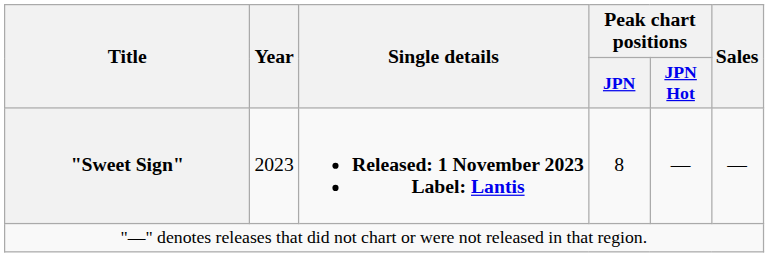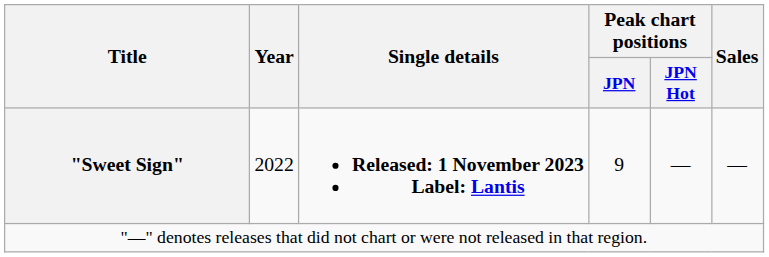(274, 165) 2023 -> (274, 165) 2022
(619, 165) 8 -> (619, 165) 9
